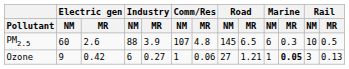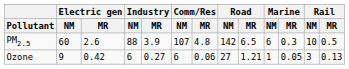(228, 42) 145 -> (228, 42) 142
(176, 57) 1 -> (176, 57) 6
(291, 57) bold -> (291, 57) normal
